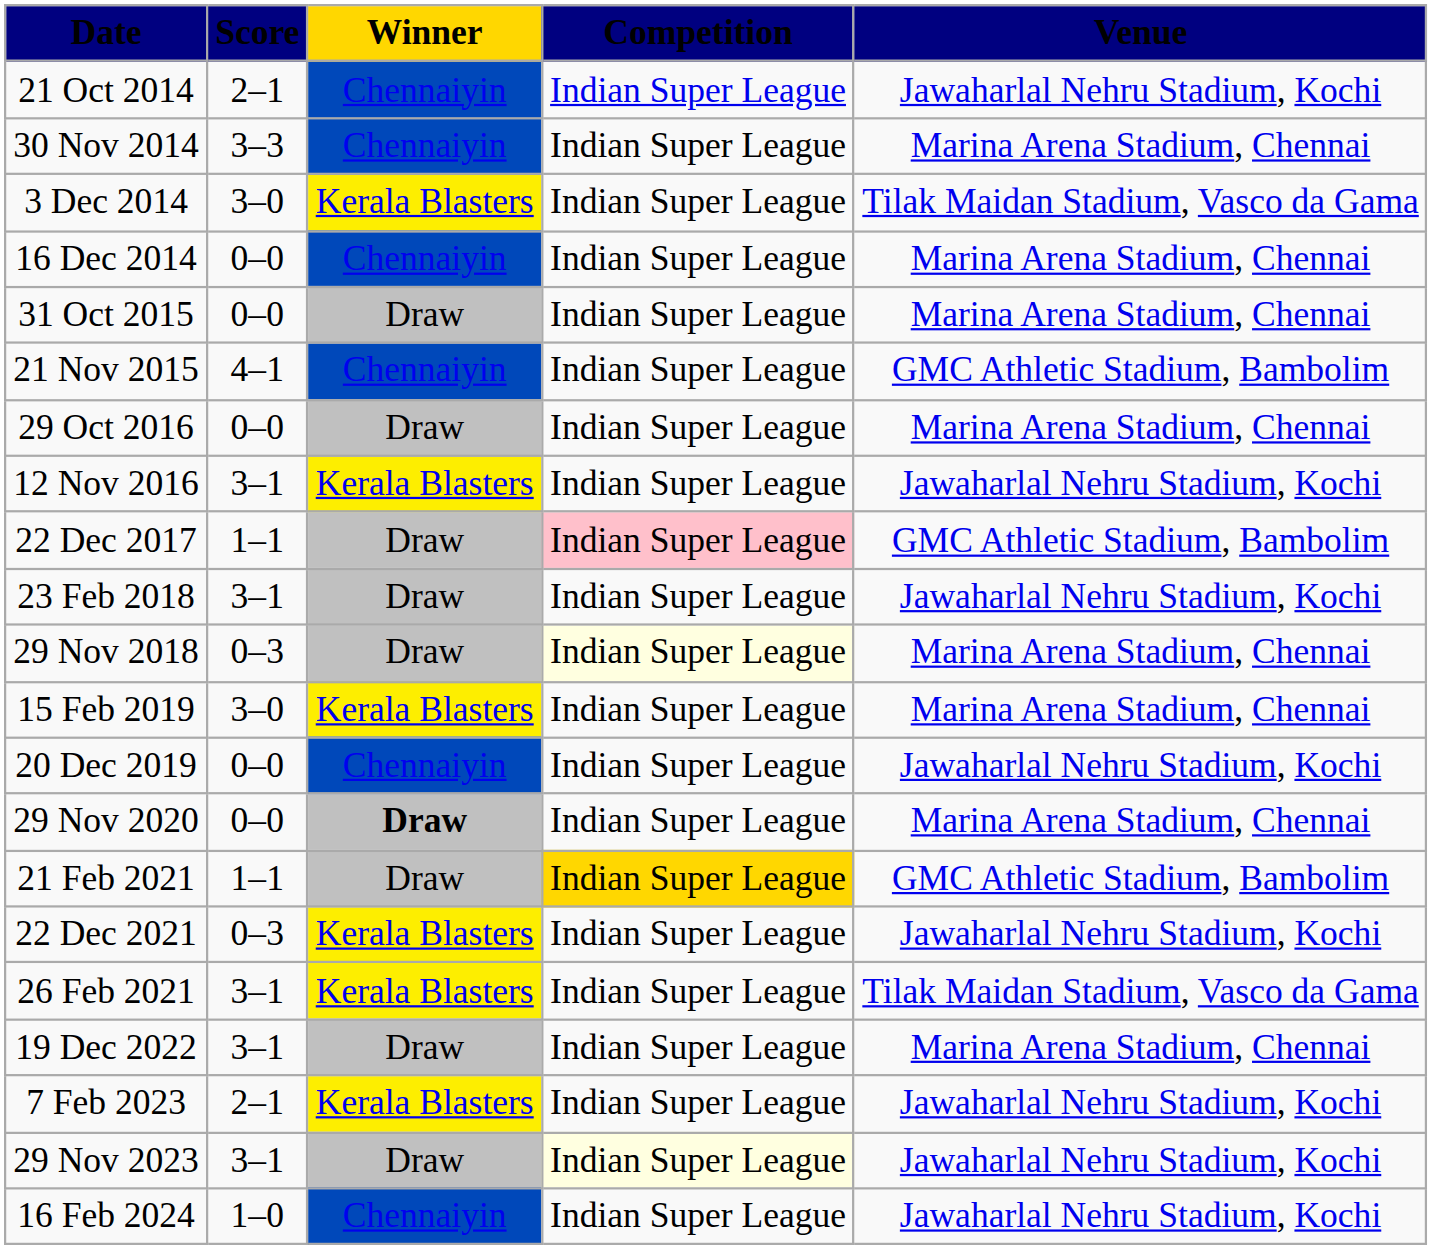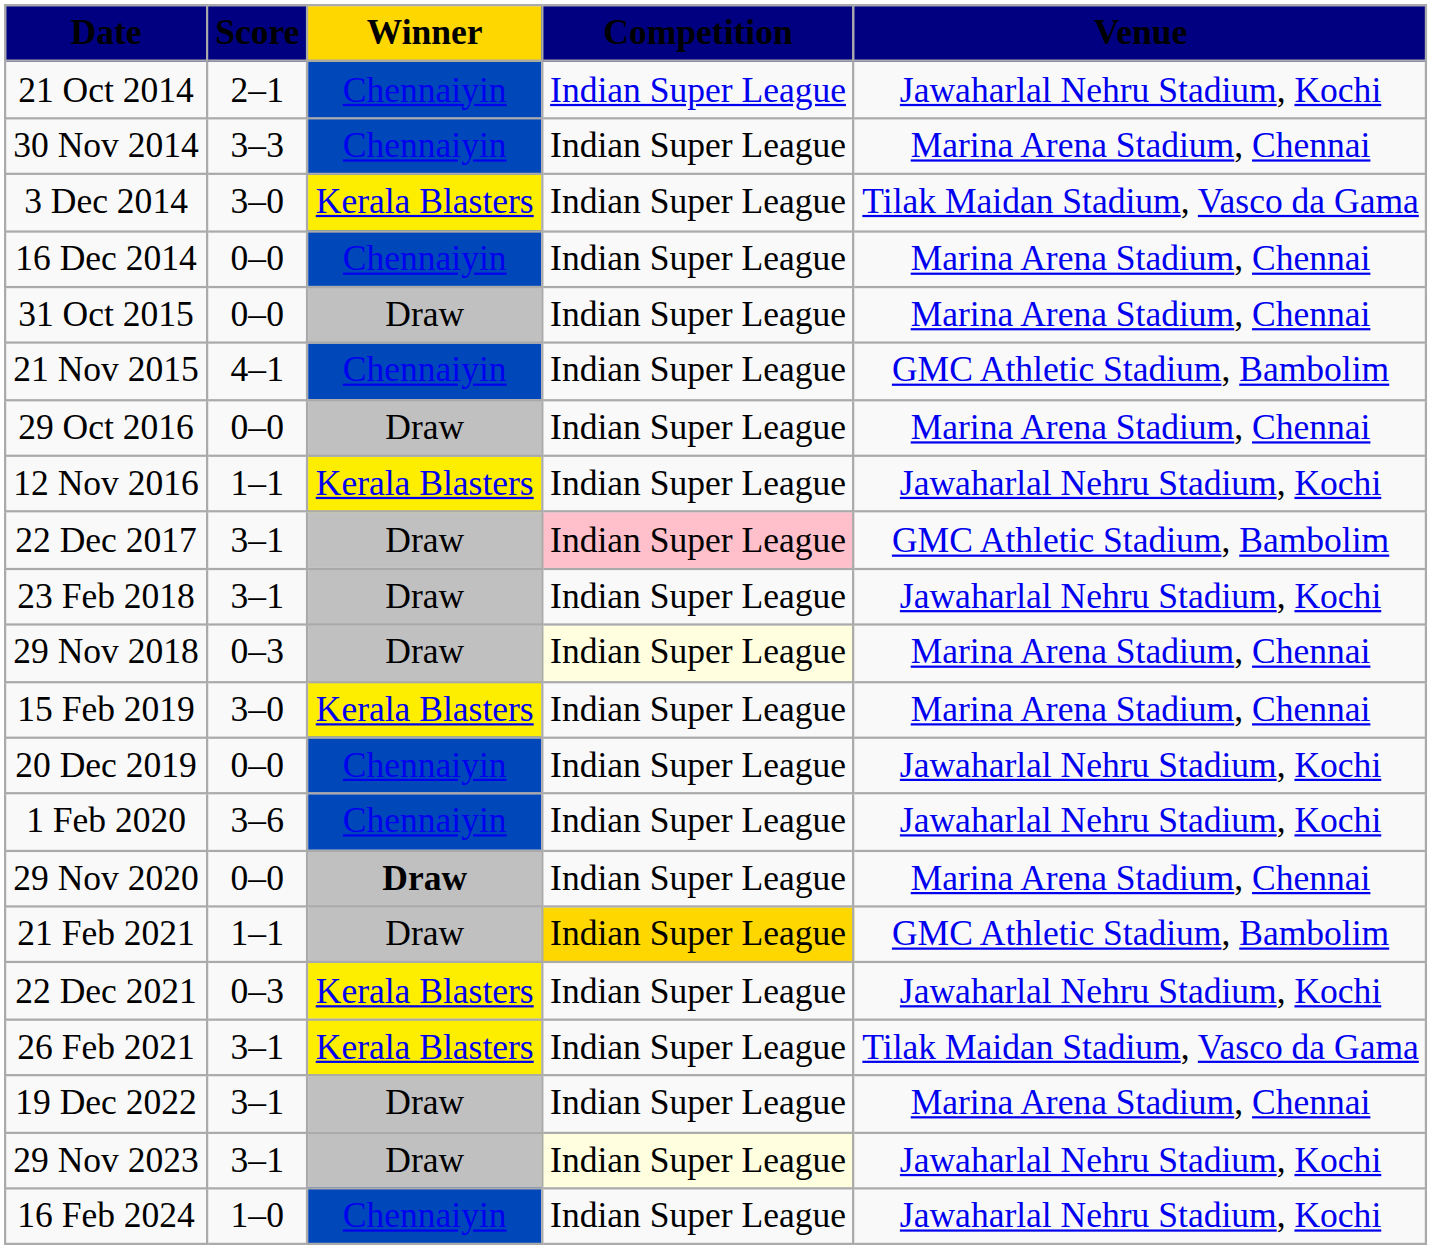(257, 483) 3–1 -> (257, 483) 1–1
(257, 539) 1–1 -> (257, 539) 3–1
+ row: (106, 821)
- row: (106, 1102)
